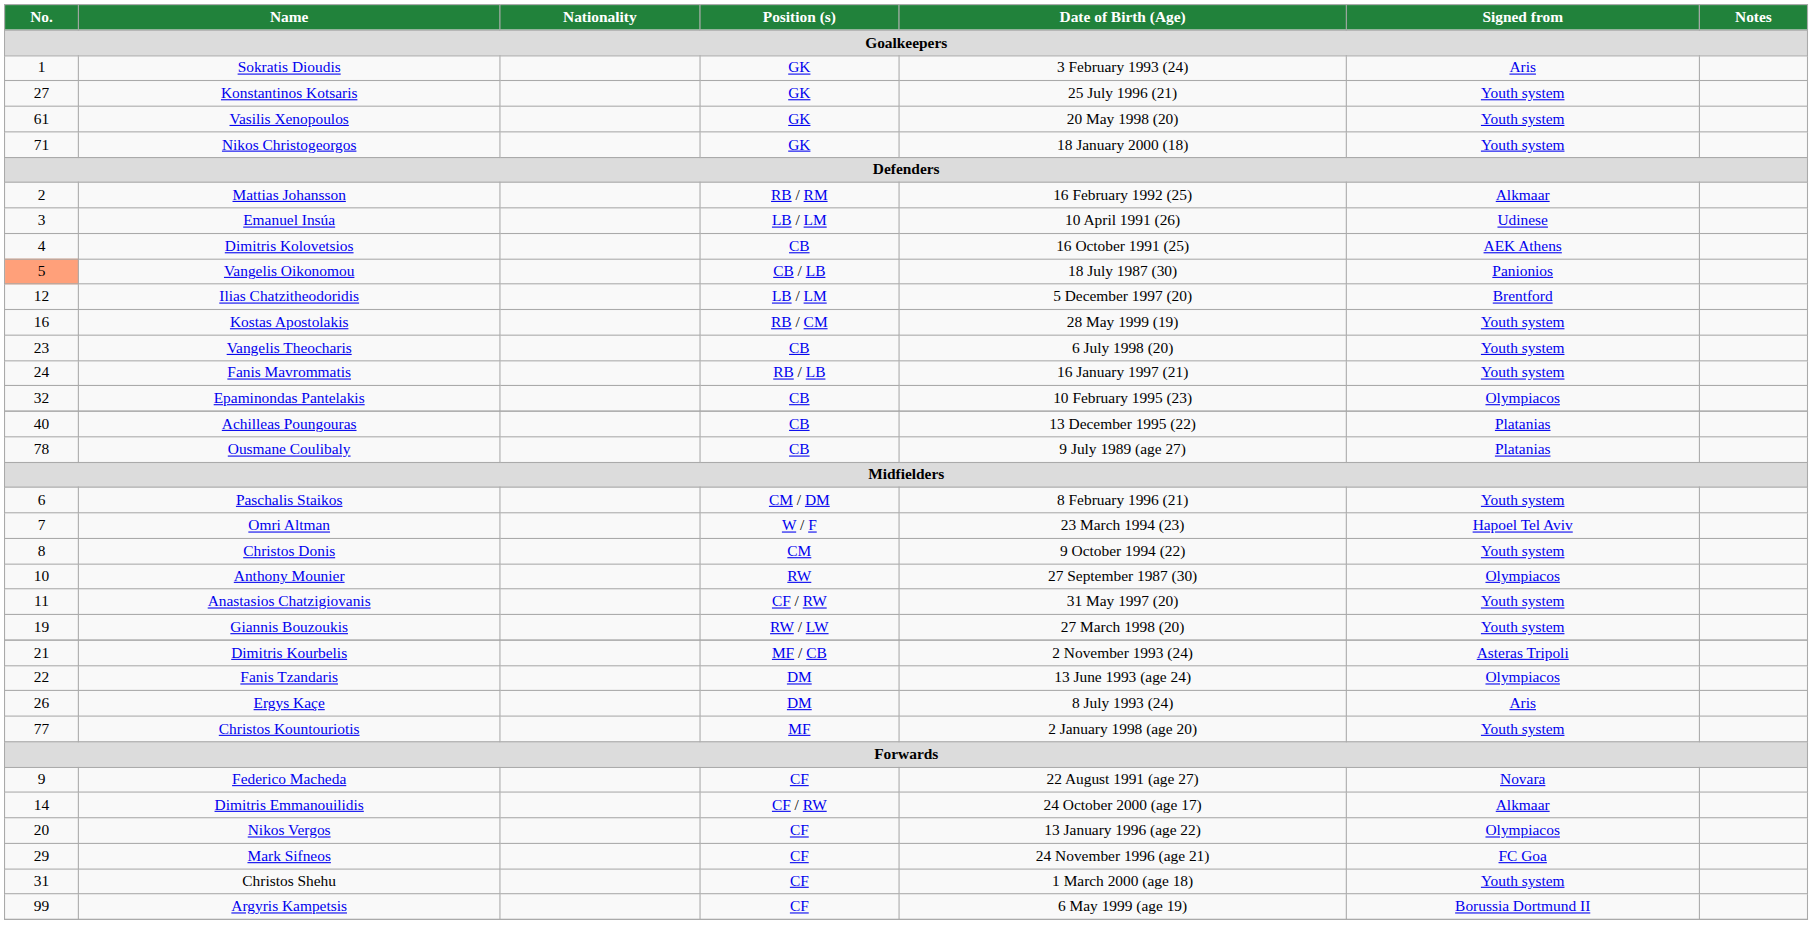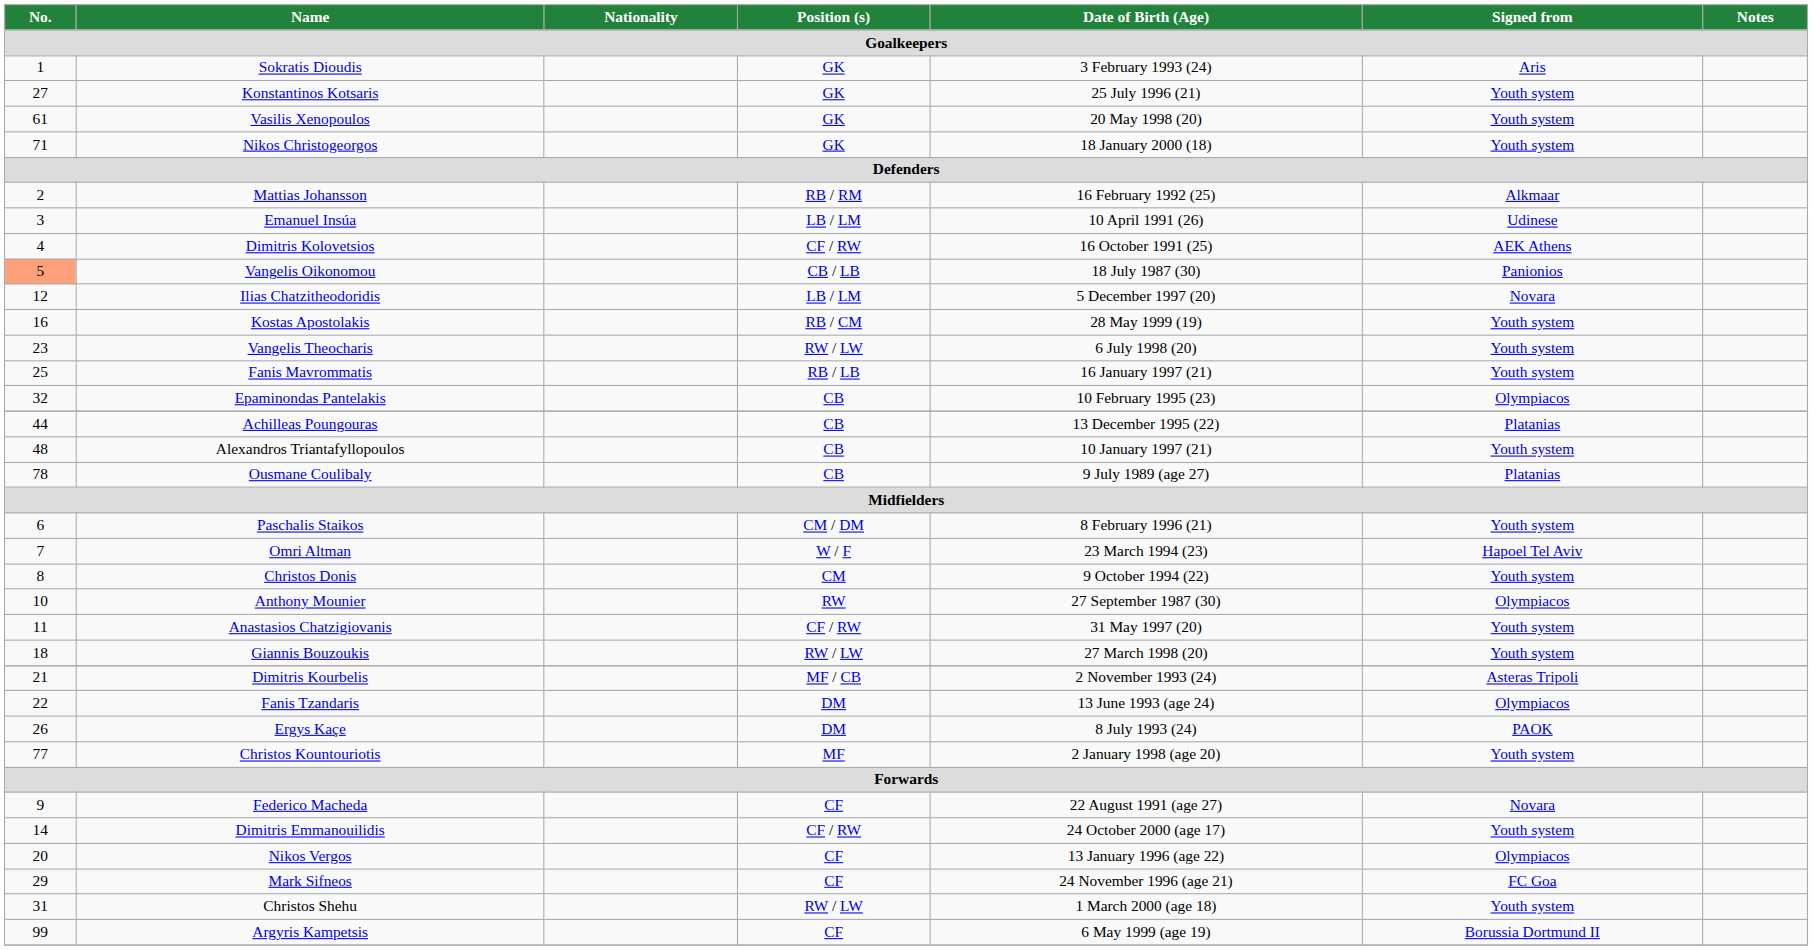(799, 246) CB -> (834, 246) CF / RW
(1523, 297) Brentford -> (1532, 297) Novara
(799, 347) CB -> (834, 347) RW / LW
(42, 373) 24 -> (40, 373) 25
(42, 424) 40 -> (40, 424) 44
+ row: (310, 449)
(42, 627) 19 -> (40, 652) 18
(1523, 703) Aris -> (1532, 729) PAOK
(1523, 805) Alkmaar -> (1532, 830) Youth system
(799, 881) CF -> (834, 907) RW / LW
